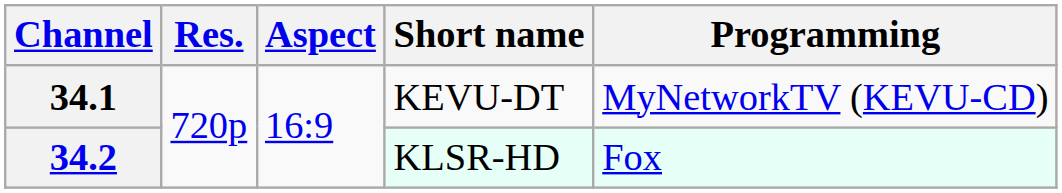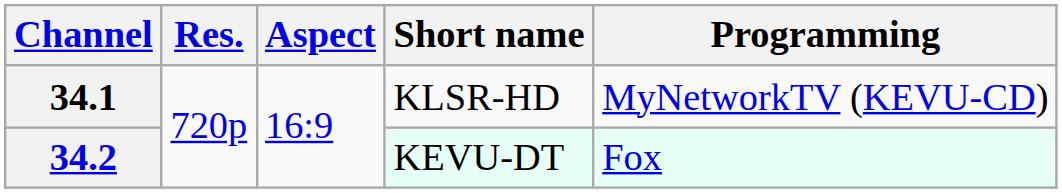(479, 95) KEVU-DT -> (477, 95) KLSR-HD
(477, 156) KLSR-HD -> (479, 156) KEVU-DT
